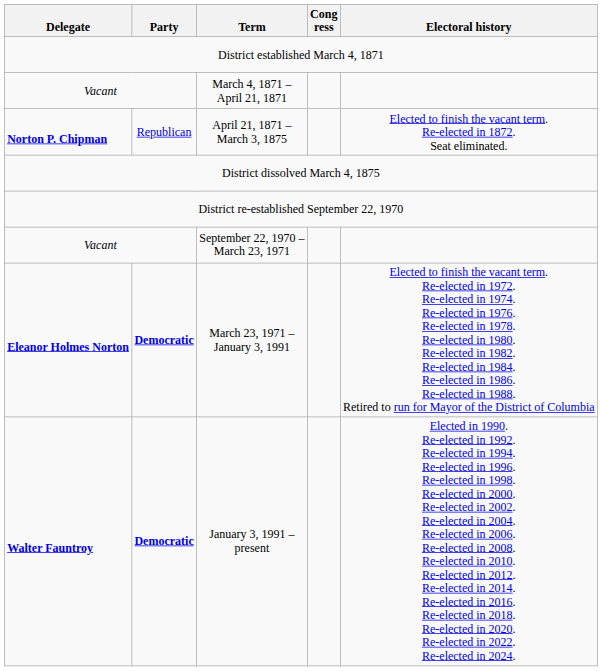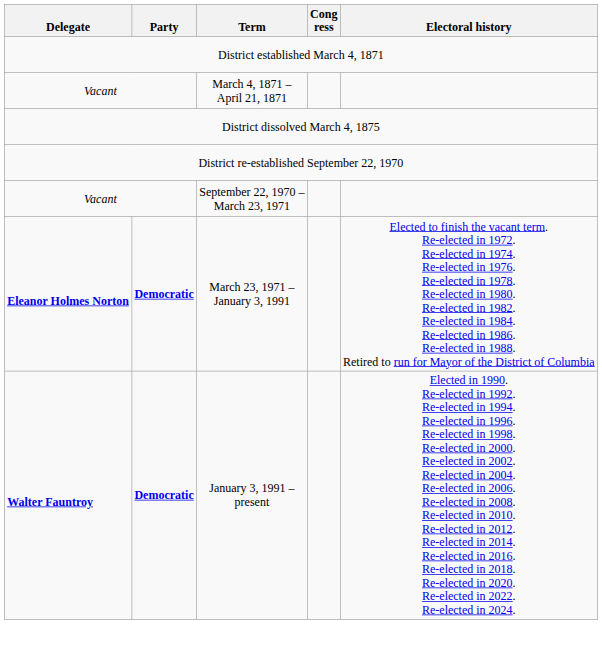- row: (252, 132)
